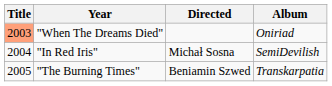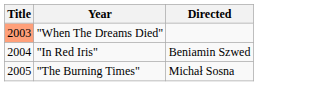- column: (290, 14)
(202, 52) Michał Sosna -> (210, 52) Beniamin Szwed
(210, 71) Beniamin Szwed -> (202, 71) Michał Sosna
